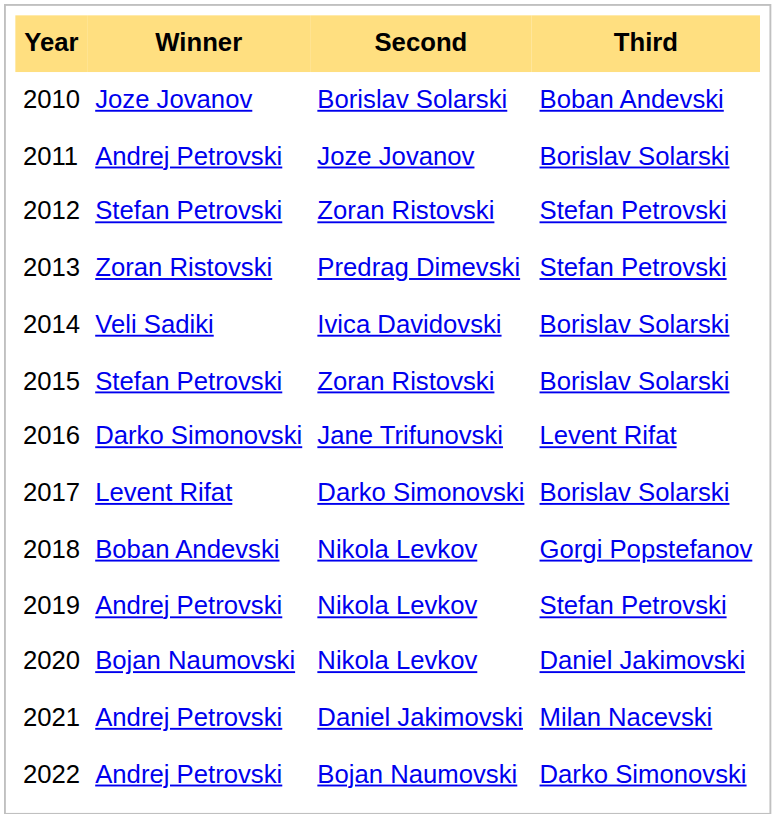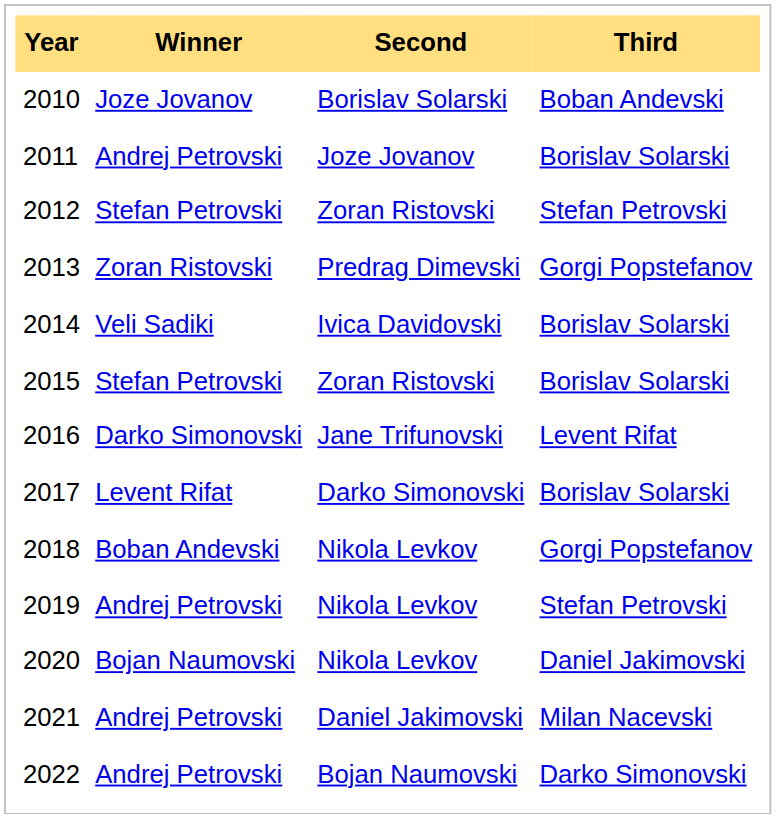(633, 268) Stefan Petrovski -> (646, 268) Gorgi Popstefanov
